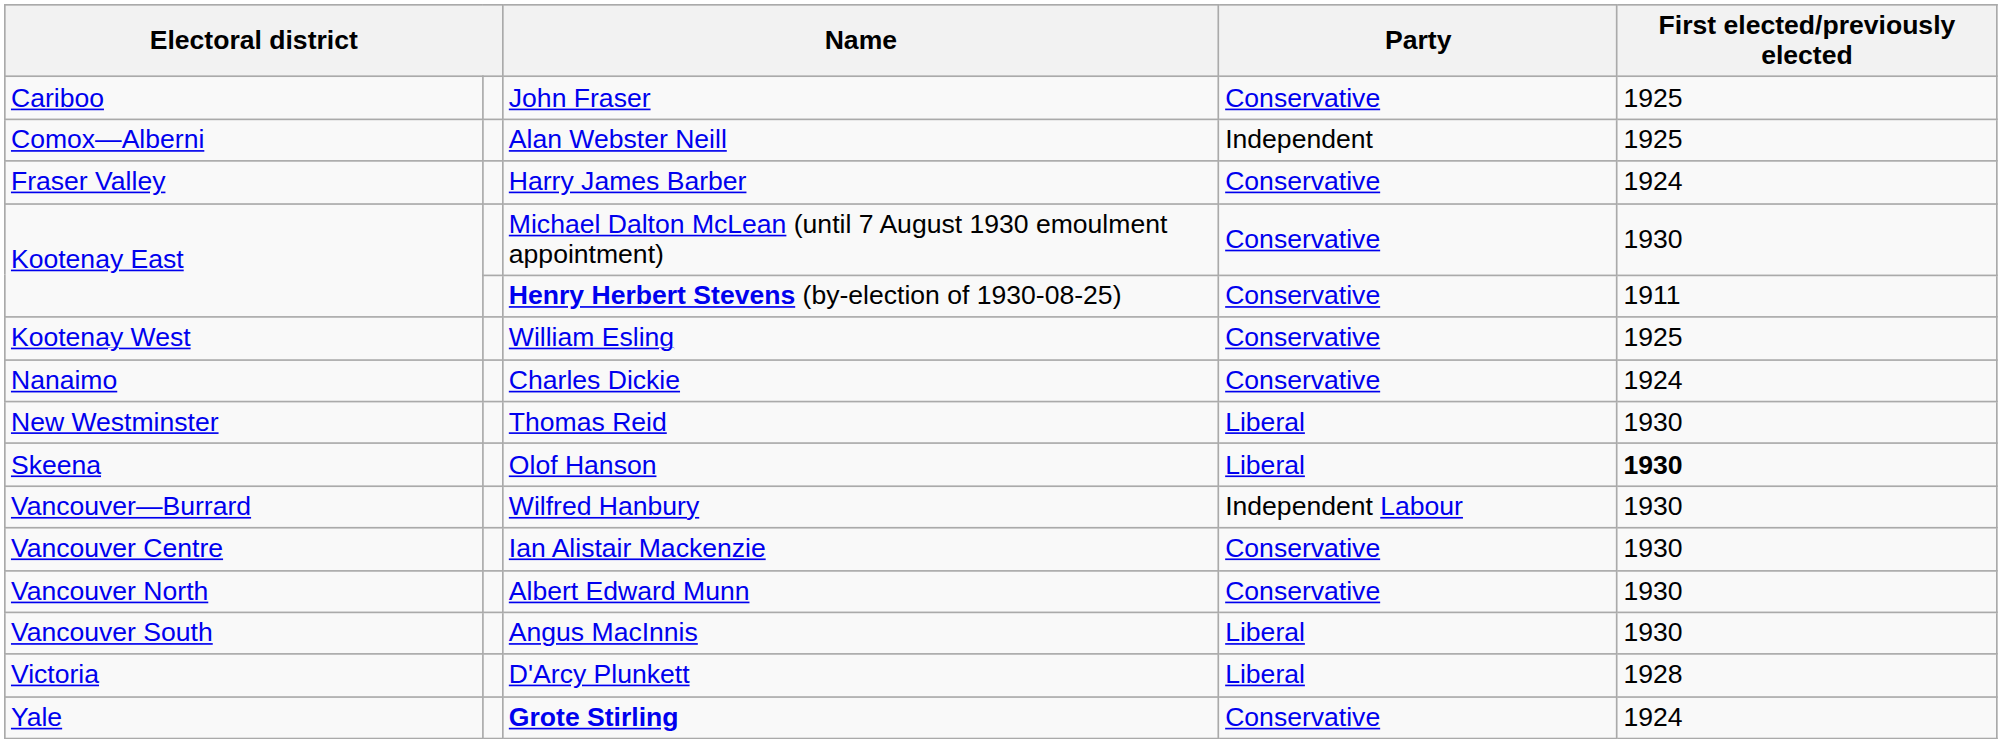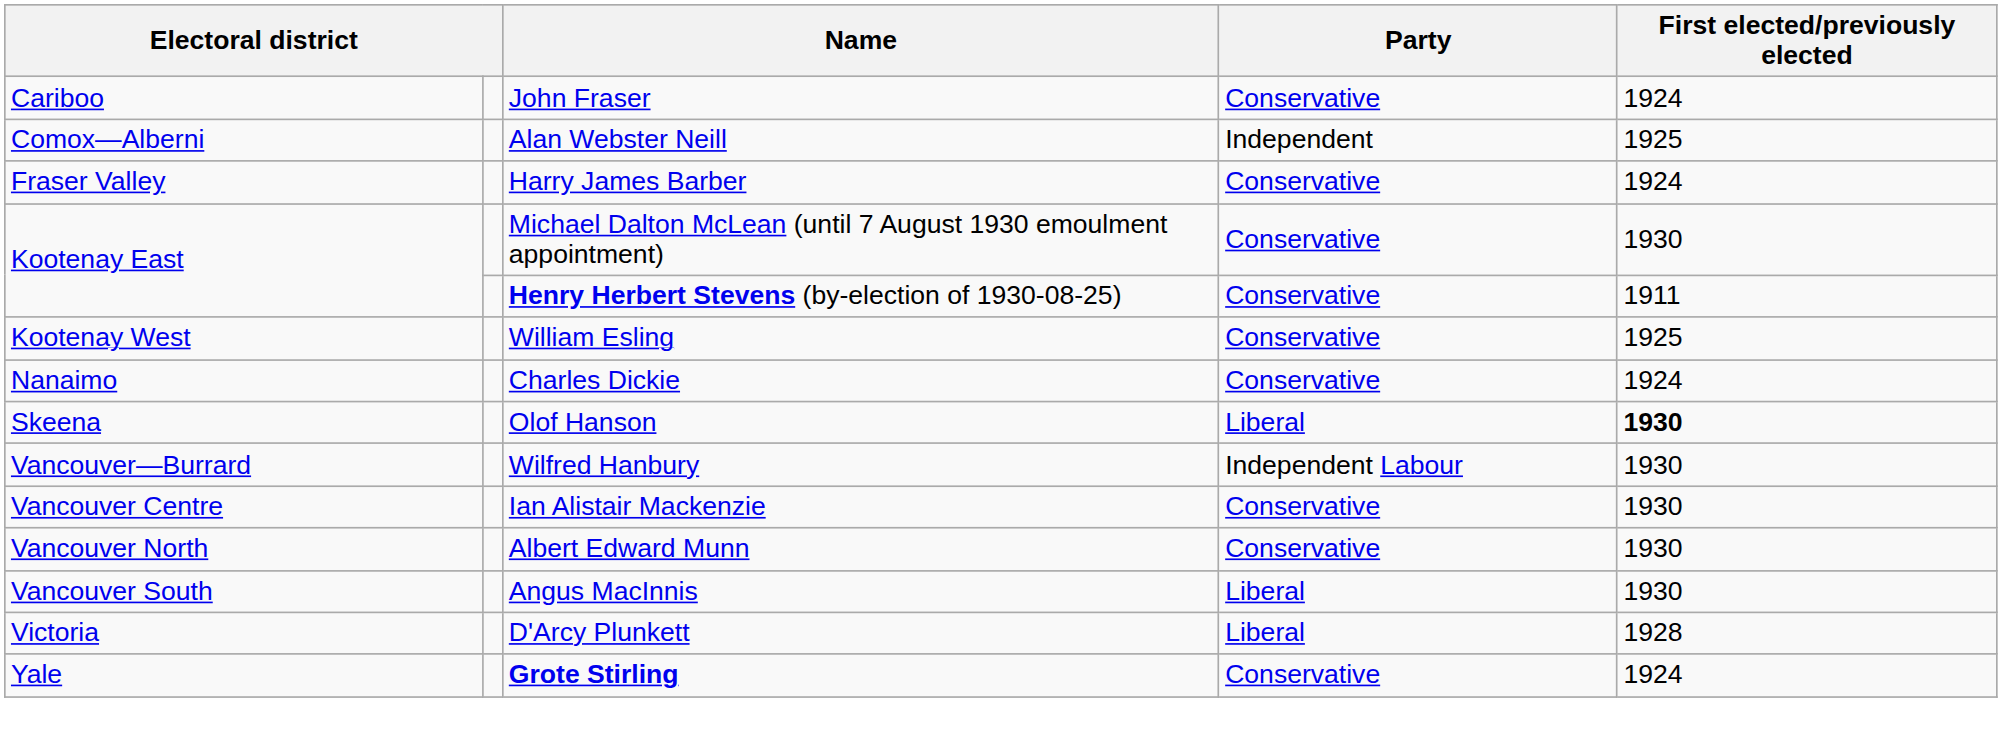(1653, 97) 1925 -> (1653, 97) 1924
- row: (588, 422)
